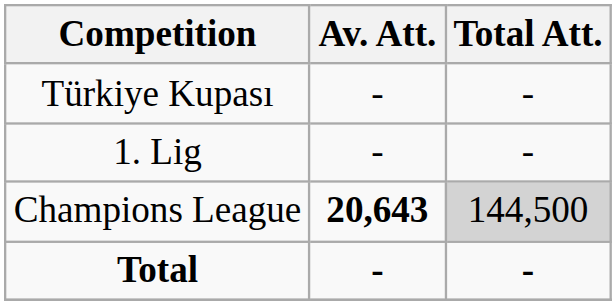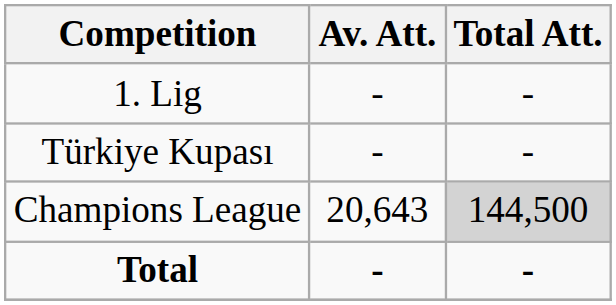rows swapped: (158, 151) <-> (158, 92)
(377, 210) bold -> (377, 210) normal
